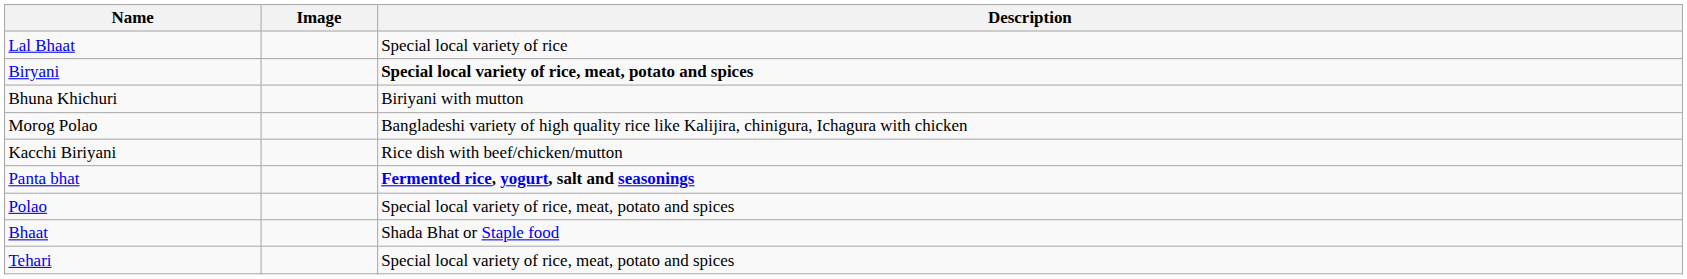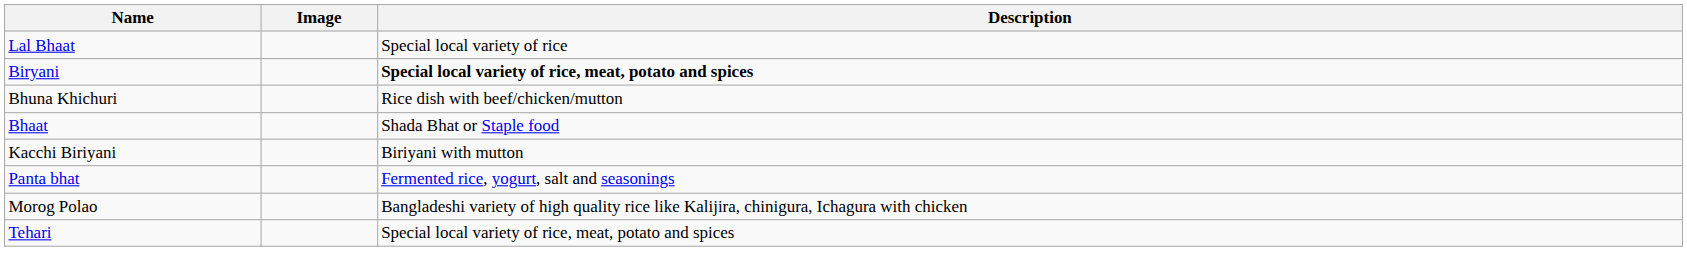(452, 98) Biriyani with mutton -> (502, 98) Rice dish with beef/chicken/mutton
rows swapped: (53, 125) <-> (28, 233)
(502, 152) Rice dish with beef/chicken/mutton -> (452, 152) Biriyani with mutton
(538, 179) bold -> (528, 179) normal
- row: (28, 206)
